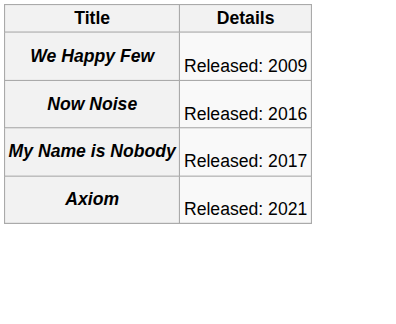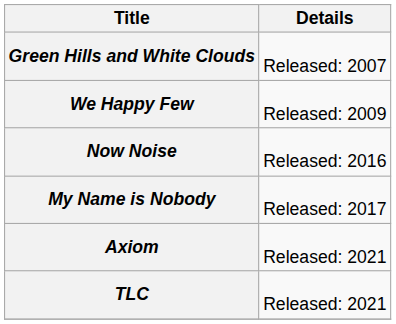+ row: (132, 56)
+ row: (132, 294)
